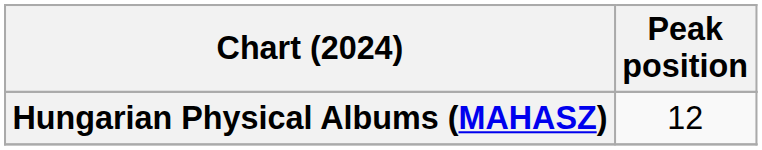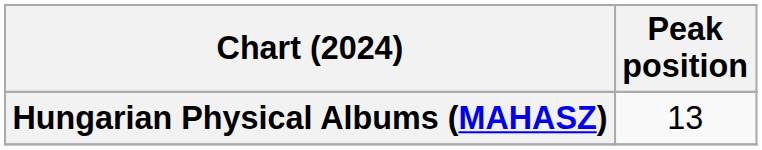(685, 117) 12 -> (685, 117) 13
